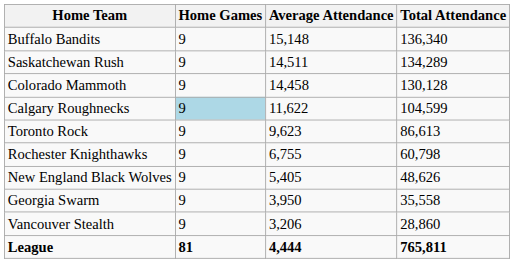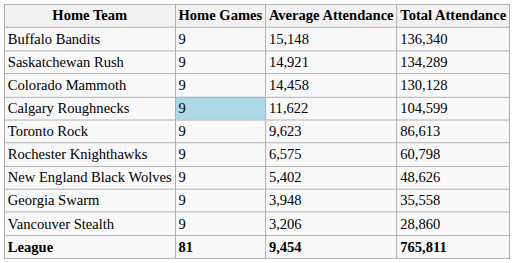(289, 62) 14,511 -> (289, 62) 14,921
(285, 154) 6,755 -> (285, 154) 6,575
(285, 177) 5,405 -> (285, 177) 5,402
(285, 200) 3,950 -> (285, 200) 3,948
(285, 246) 4,444 -> (285, 246) 9,454
